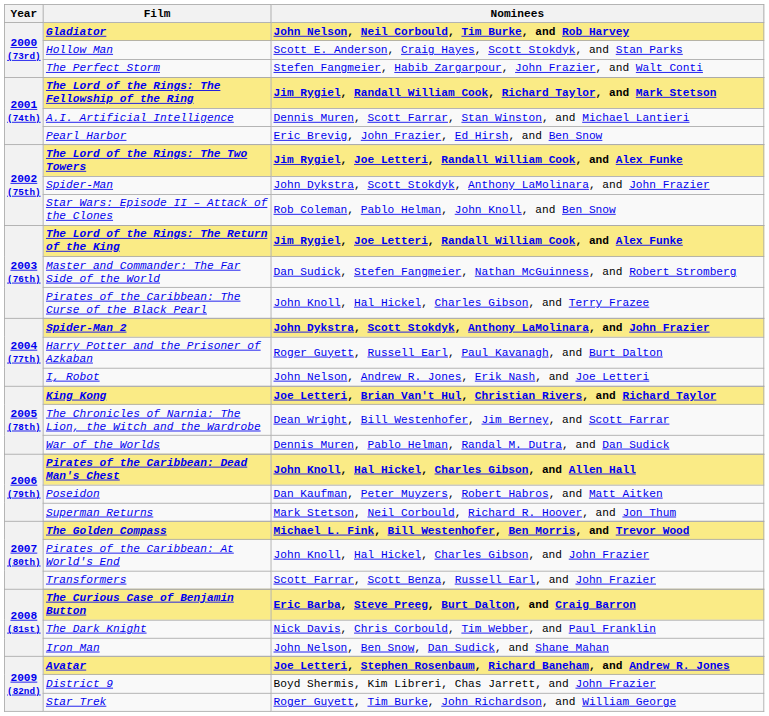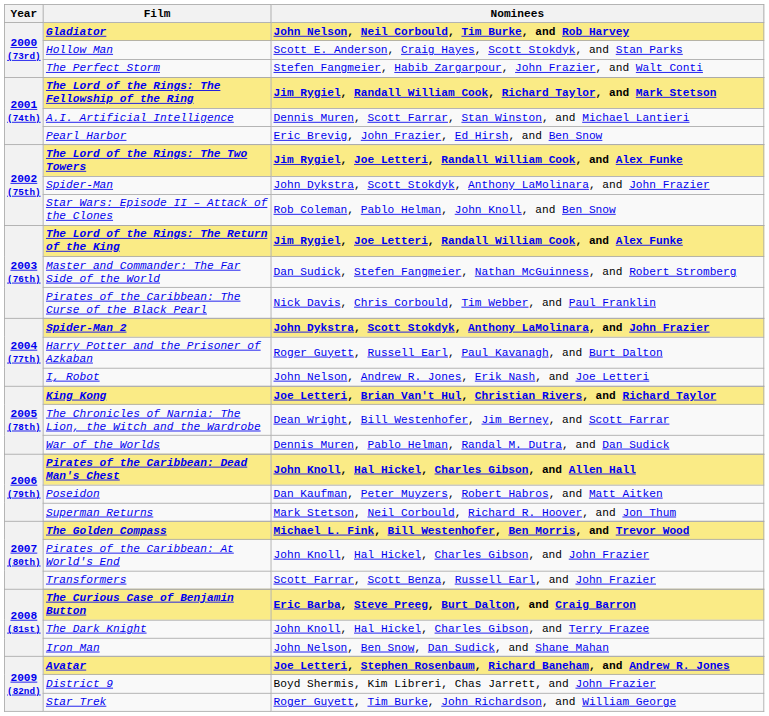(461, 303) John Knoll, Hal Hickel, Charles Gibson, and Terry Frazee -> (465, 303) Nick Davis, Chris Corbould, Tim Webber, and Paul Franklin
(465, 629) Nick Davis, Chris Corbould, Tim Webber, and Paul Franklin -> (461, 629) John Knoll, Hal Hickel, Charles Gibson, and Terry Frazee
